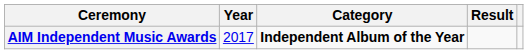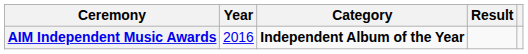(238, 37) 2017 -> (238, 37) 2016
